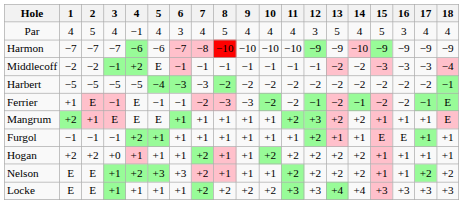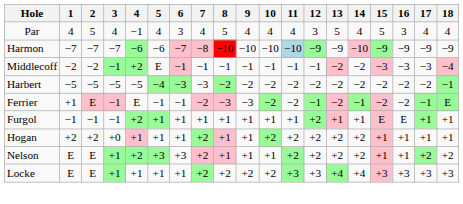(293, 48) no background -> (293, 48) lightblue background
- row: (29, 119)
